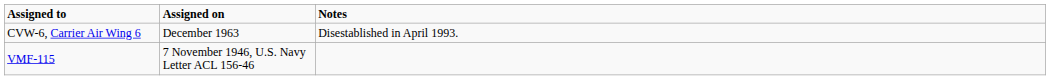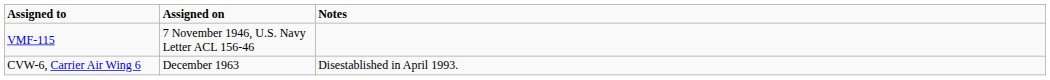rows swapped: (31, 58) <-> (74, 33)
